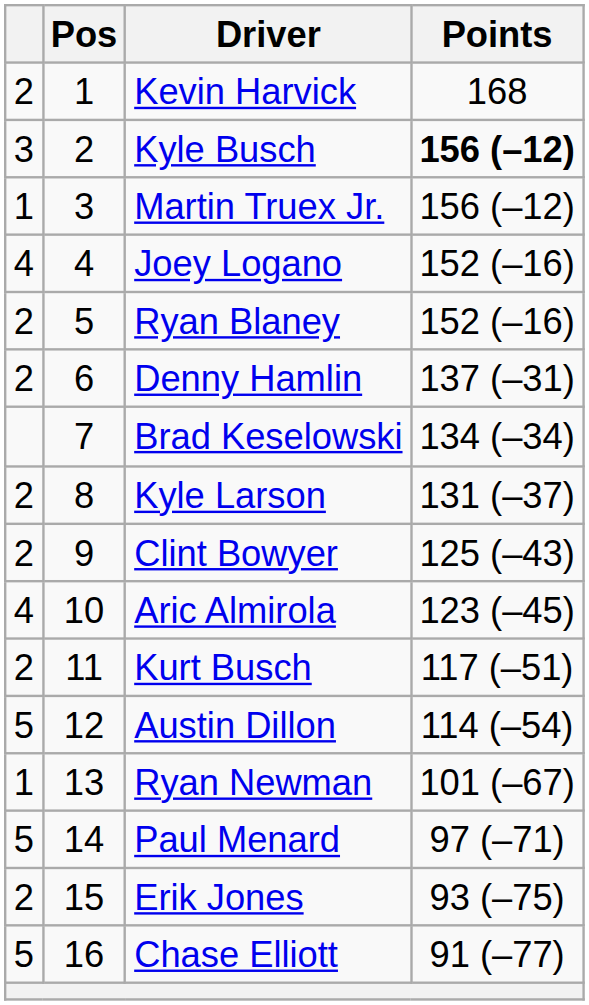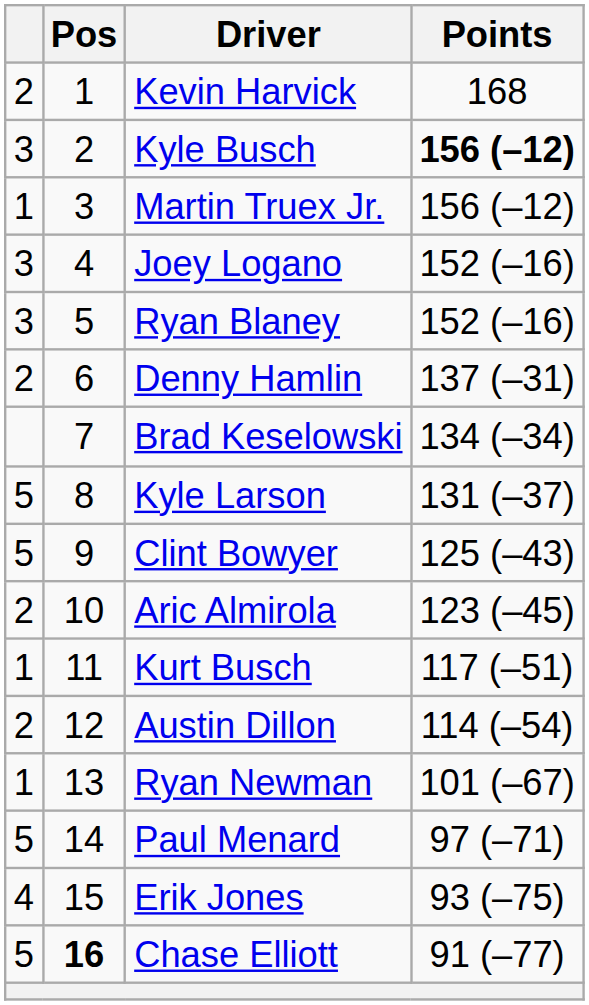(24, 264) 4 -> (24, 264) 3
(24, 322) 2 -> (24, 322) 3
(24, 494) 2 -> (24, 494) 5
(24, 552) 2 -> (24, 552) 5
(24, 609) 4 -> (24, 609) 2
(24, 667) 2 -> (24, 667) 1
(24, 724) 5 -> (24, 724) 2
(24, 897) 2 -> (24, 897) 4
(84, 954) normal -> (84, 954) bold
